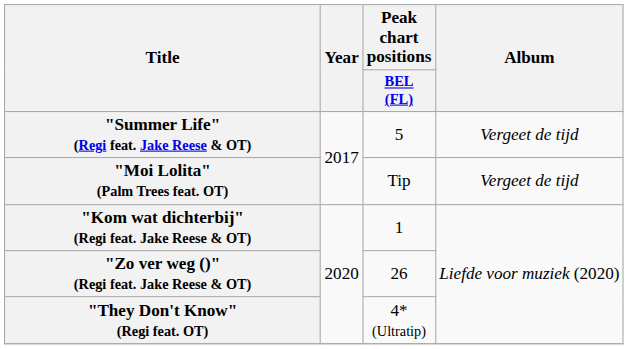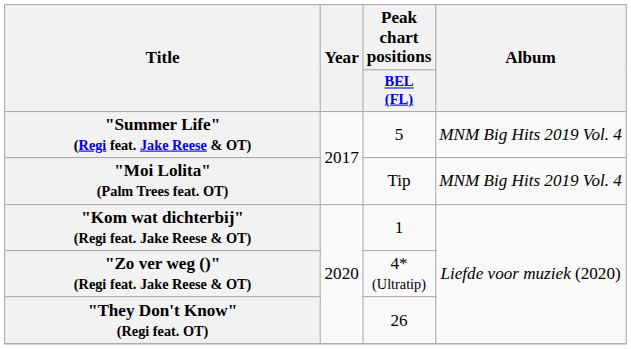(529, 134) Vergeet de tijd -> (531, 134) MNM Big Hits 2019 Vol. 4
(529, 180) Vergeet de tijd -> (531, 180) MNM Big Hits 2019 Vol. 4
(399, 273) 26 -> (399, 273) 4* (Ultratip)
(399, 320) 4* (Ultratip) -> (399, 320) 26
